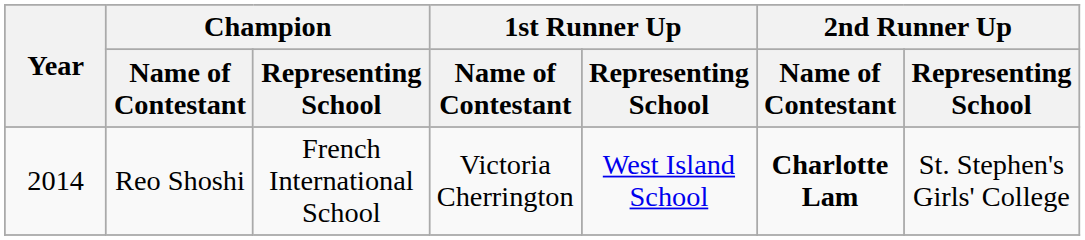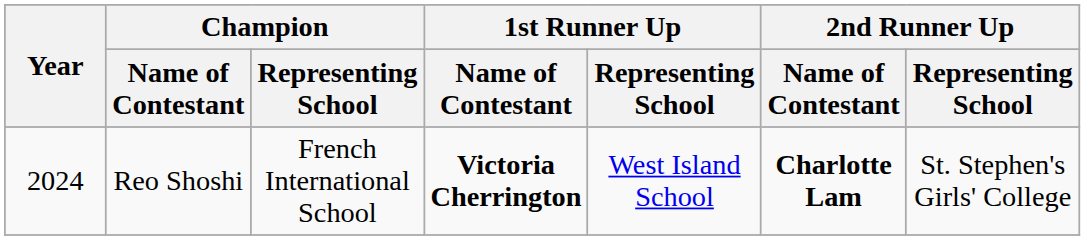(56, 180) 2014 -> (55, 180) 2024
(505, 180) normal -> (506, 180) bold
